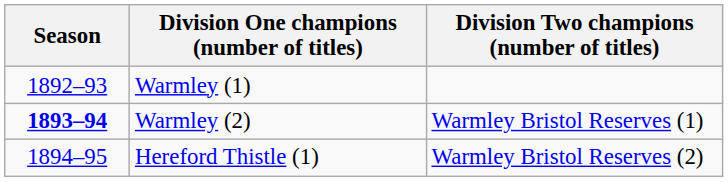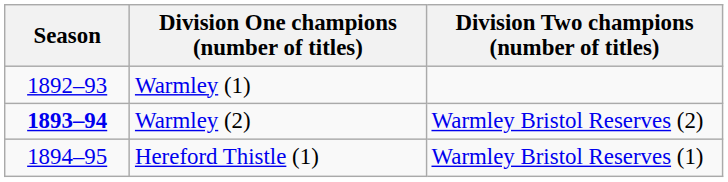(567, 120) Warmley Bristol Reserves (1) -> (567, 120) Warmley Bristol Reserves (2)
(567, 157) Warmley Bristol Reserves (2) -> (567, 157) Warmley Bristol Reserves (1)
